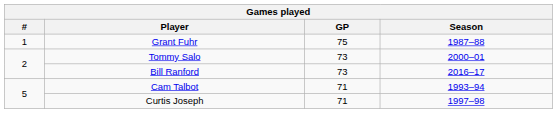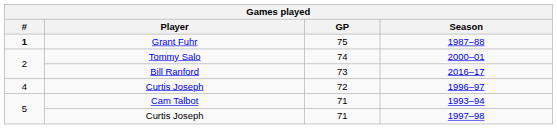(24, 42) normal -> (24, 42) bold
(342, 57) 73 -> (342, 57) 74
+ row: (466, 87)
